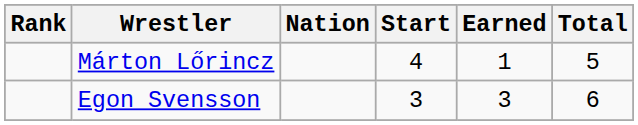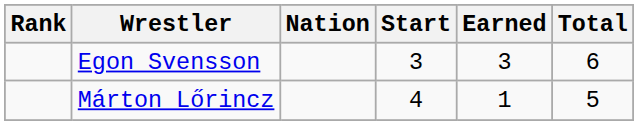rows swapped: (176, 62) <-> (169, 100)
